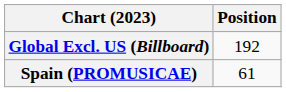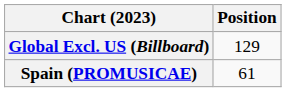(247, 45) 192 -> (247, 45) 129
